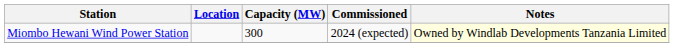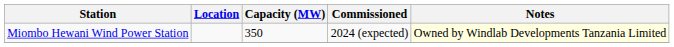(254, 33) 300 -> (254, 33) 350
